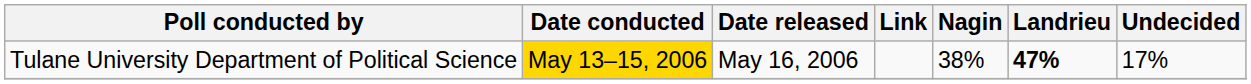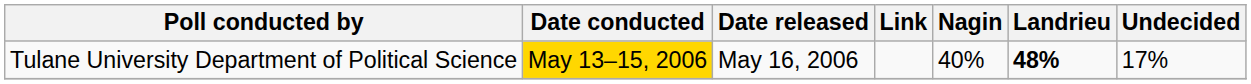(961, 59) 38% -> (961, 59) 40%
(1036, 59) 47% -> (1036, 59) 48%
